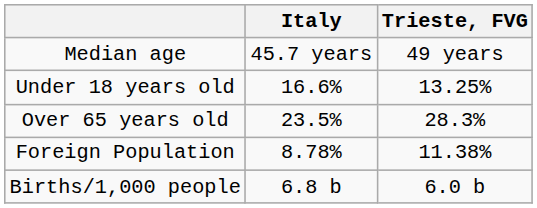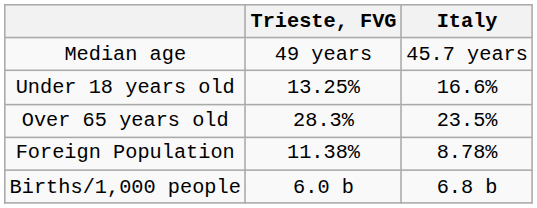columns swapped: (455, 21) <-> (311, 21)
